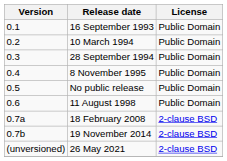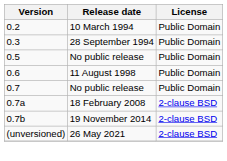- row: (13, 27)
- row: (13, 73)
+ row: (13, 88)
